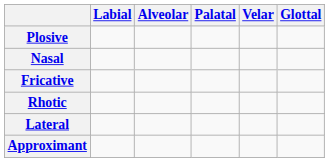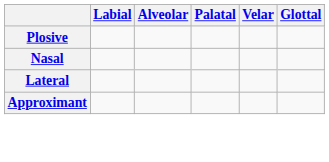- row: (47, 80)
- row: (47, 102)
